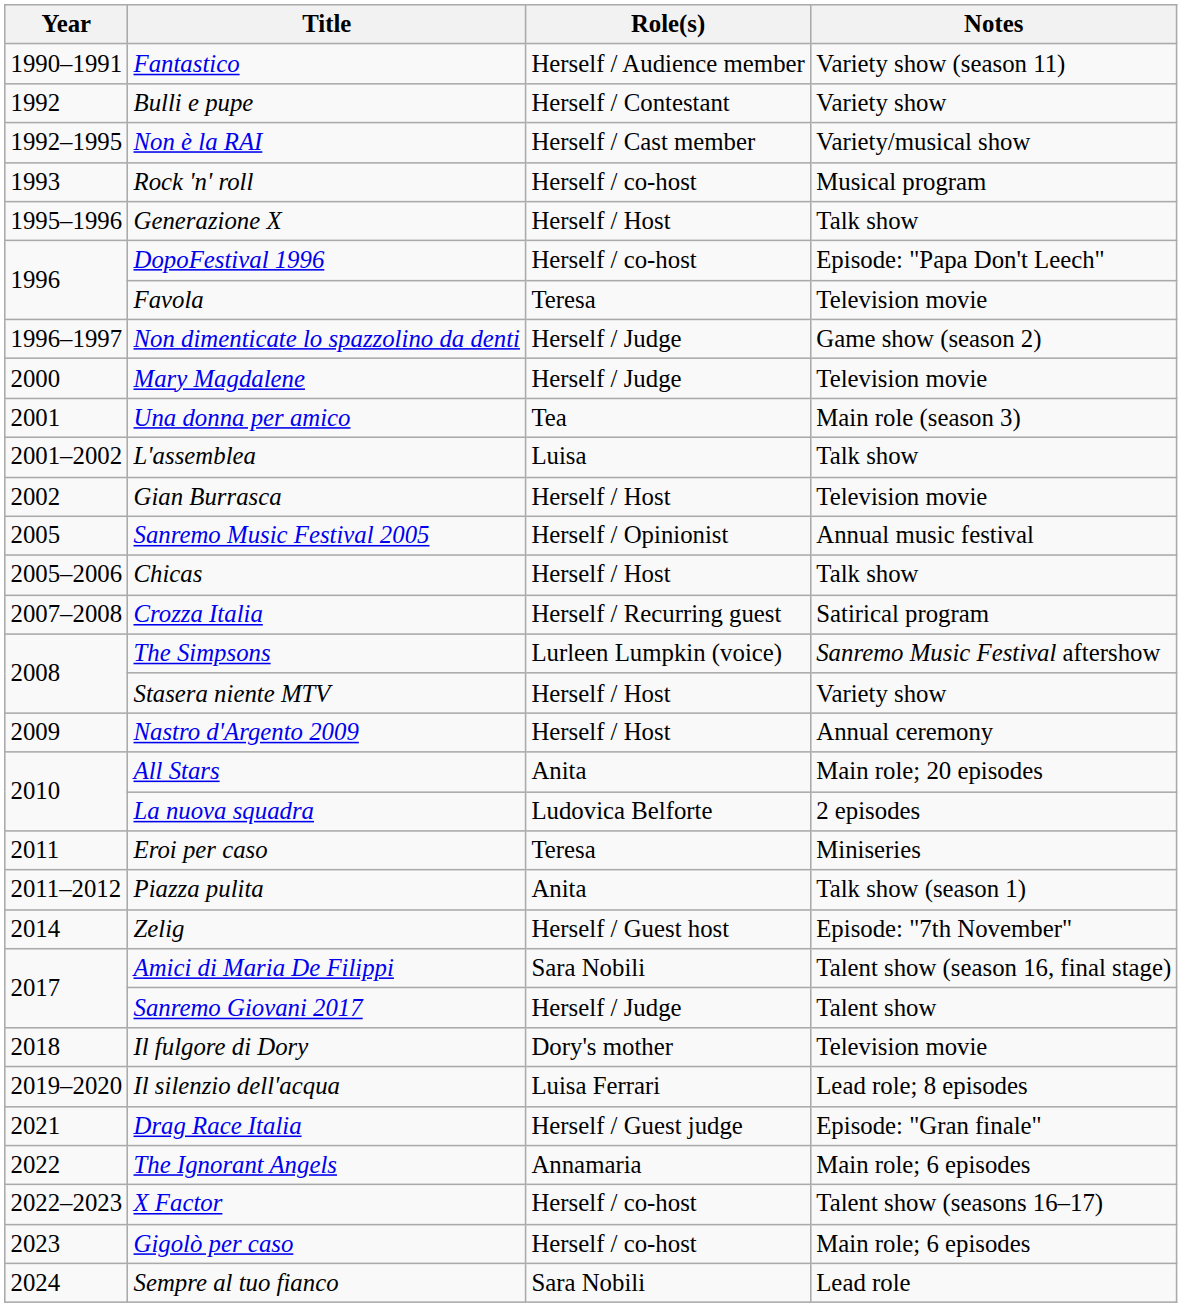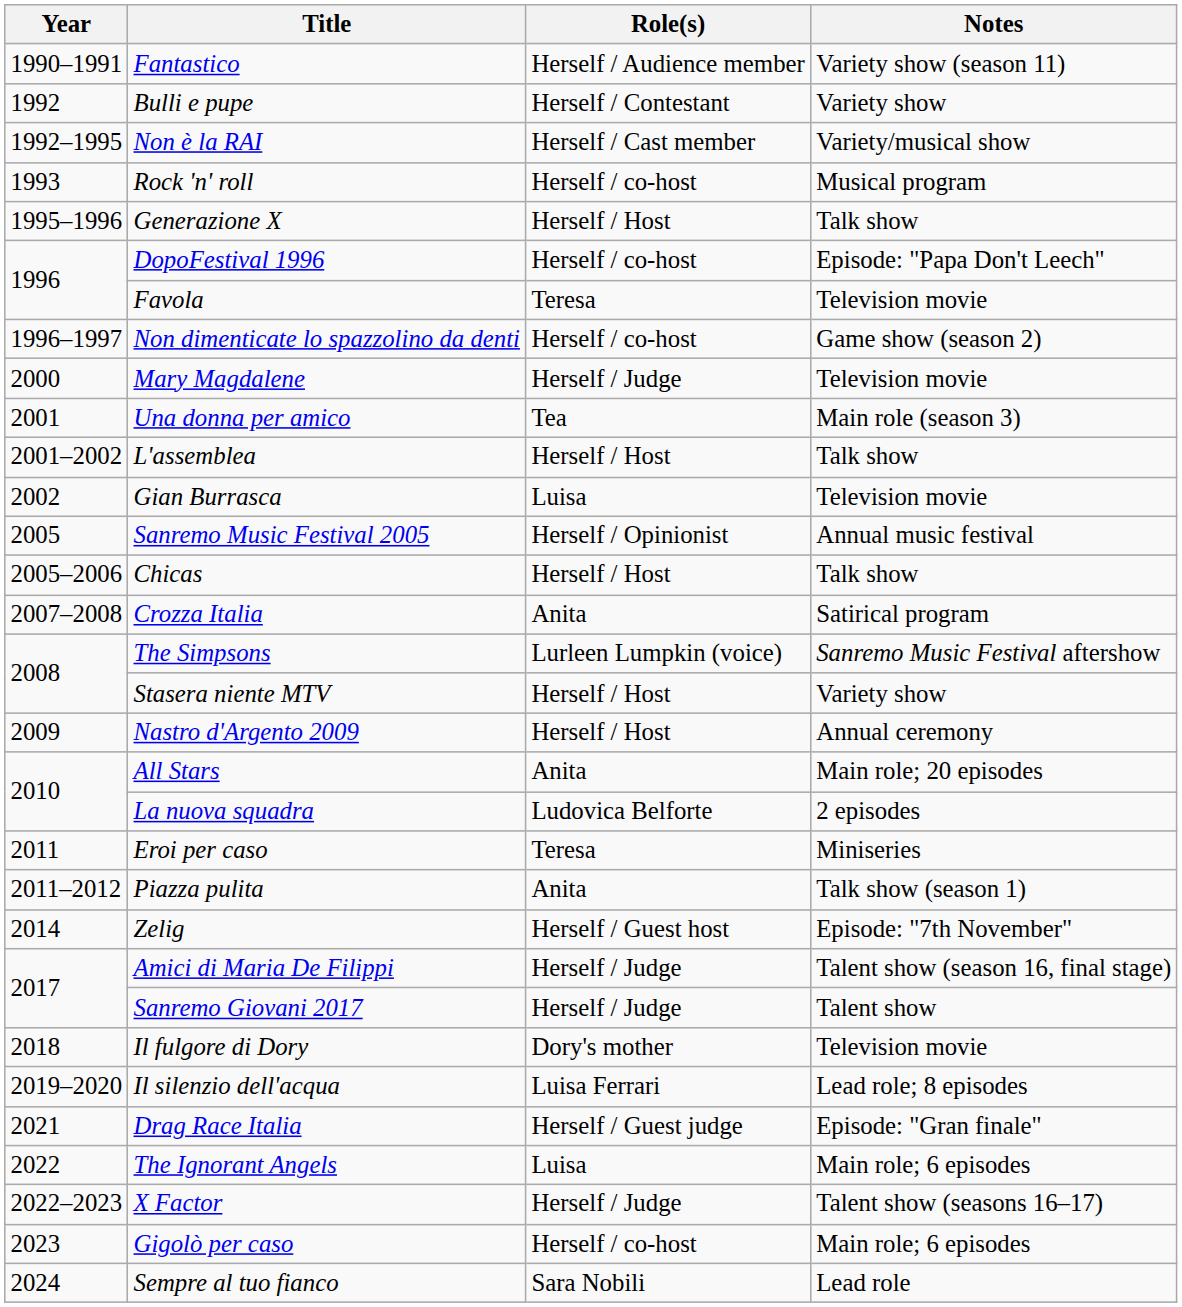(606, 338) Herself / Judge -> (614, 338) Herself / co-host
(559, 456) Luisa -> (601, 456) Herself / Host
(601, 496) Herself / Host -> (559, 496) Luisa
(656, 614) Herself / Recurring guest -> (559, 614) Anita
(588, 968) Sara Nobili -> (606, 968) Herself / Judge
(586, 1164) Annamaria -> (559, 1164) Luisa
(614, 1204) Herself / co-host -> (606, 1204) Herself / Judge
